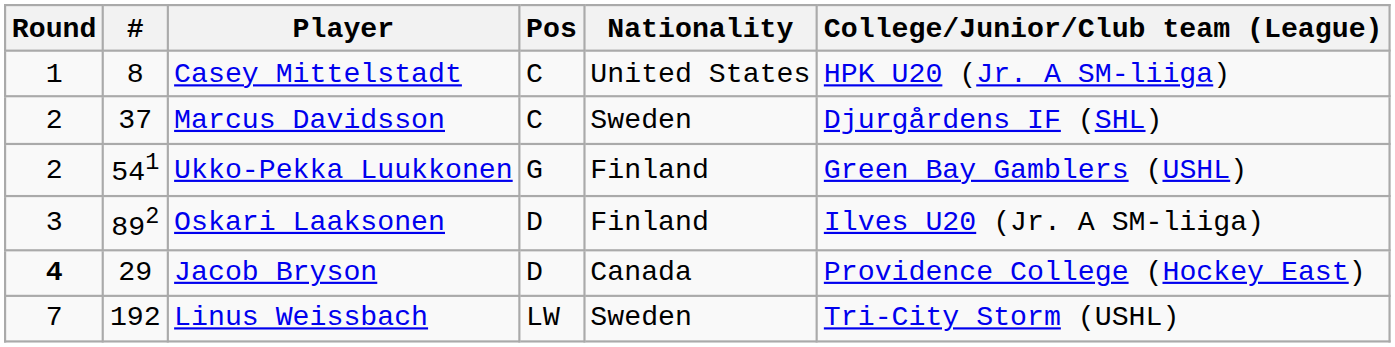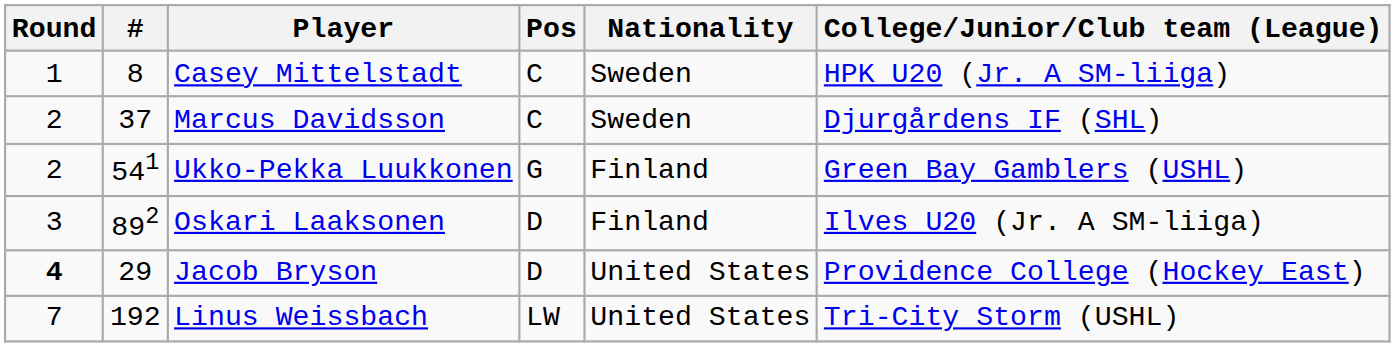(700, 74) United States -> (641, 74) Sweden
(641, 272) Canada -> (700, 272) United States
(641, 318) Sweden -> (700, 318) United States
